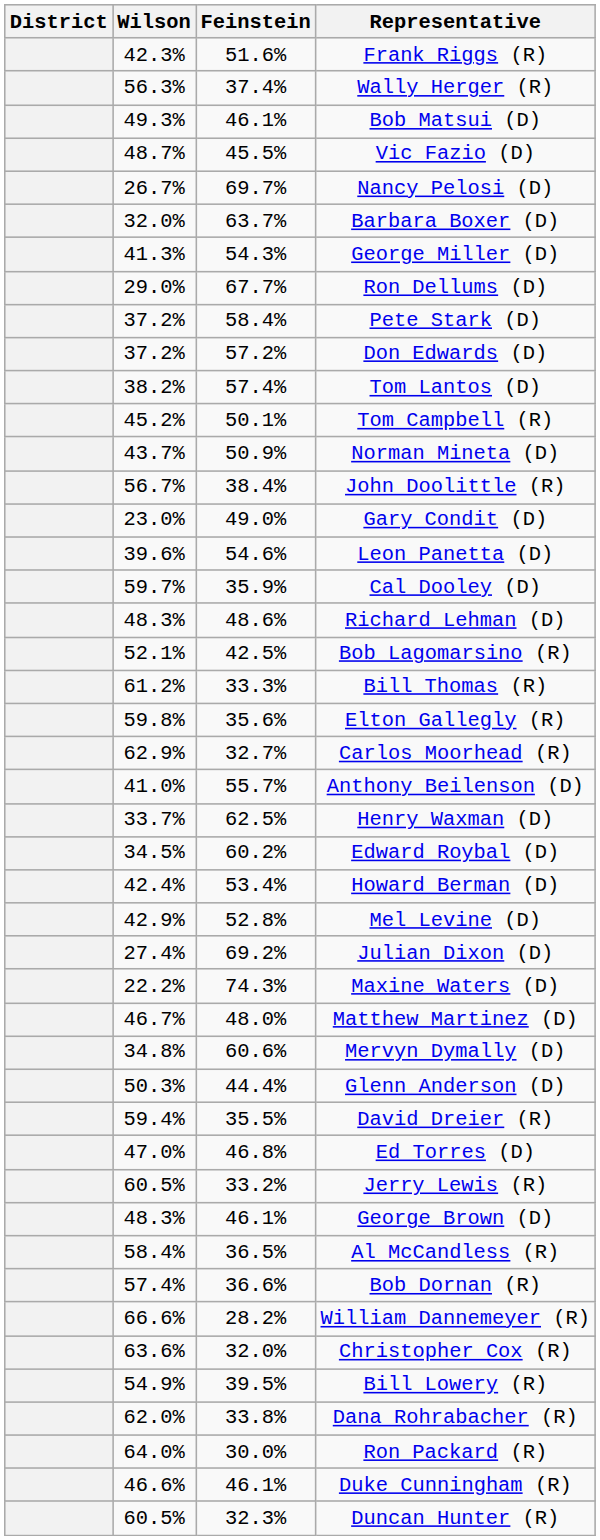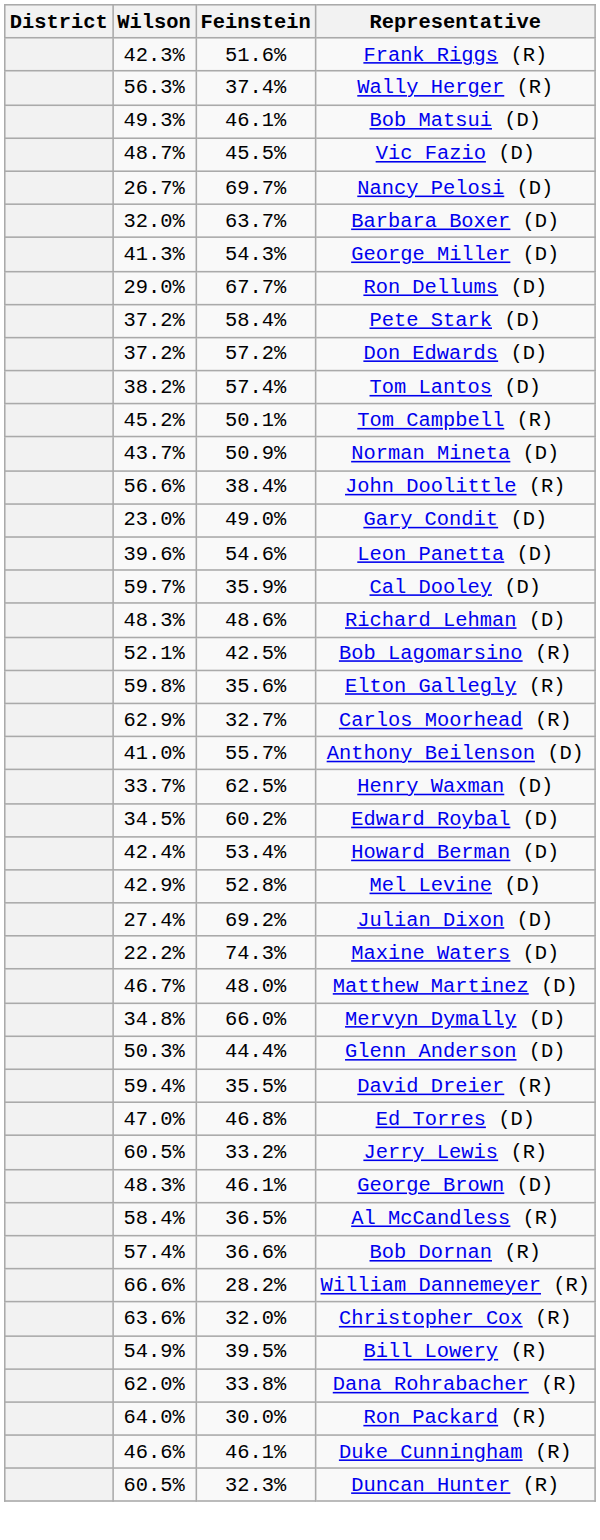(154, 487) 56.7% -> (154, 487) 56.6%
- row: (455, 687)
(256, 1053) 60.6% -> (256, 1019) 66.0%
